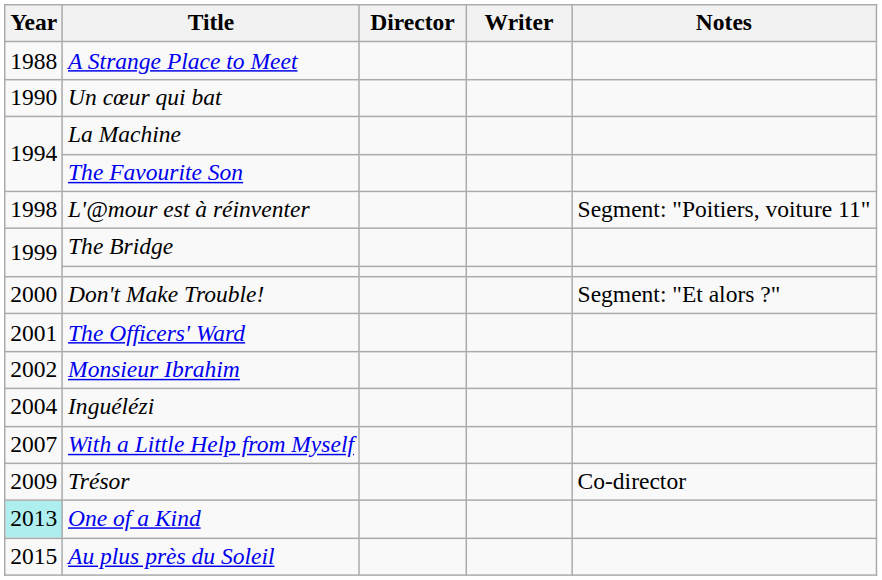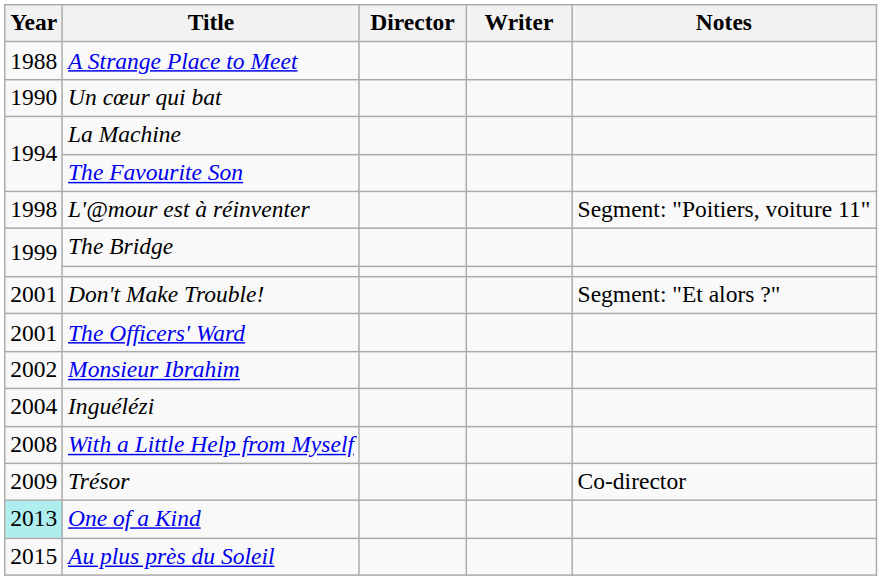(34, 295) 2000 -> (34, 295) 2001
(34, 444) 2007 -> (34, 444) 2008
